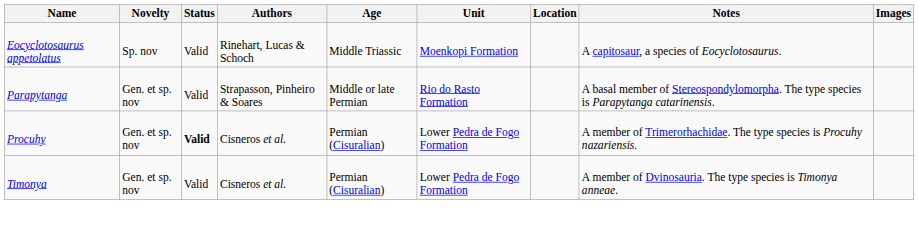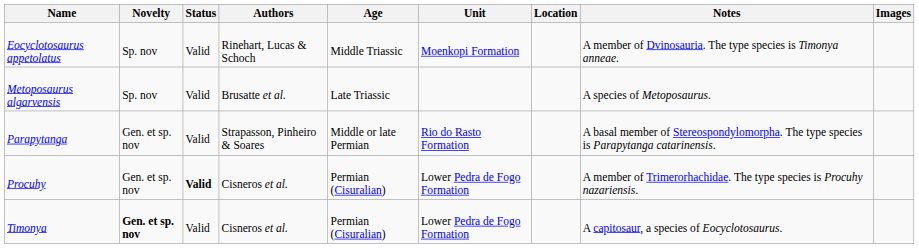(682, 51) A capitosaur, a species of Eocyclotosaurus. -> (710, 51) A member of Dvinosauria. The type species is Timonya anneae.
+ row: (40, 95)
(147, 183) normal -> (148, 228) bold
(710, 183) A member of Dvinosauria. The type species is Timonya anneae. -> (683, 228) A capitosaur, a species of Eocyclotosaurus.
